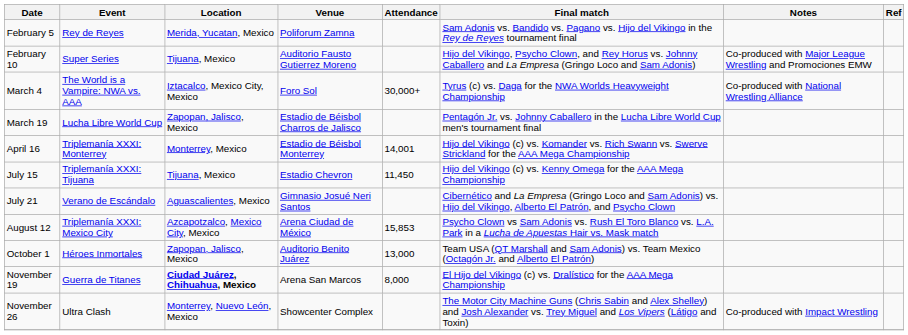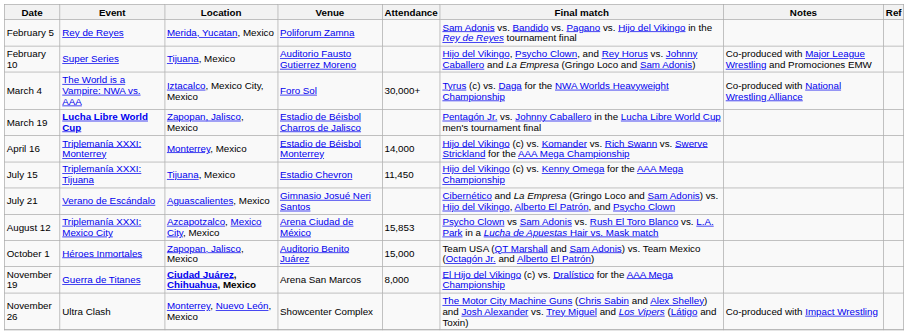(112, 122) normal -> (105, 122) bold
(399, 148) 14,001 -> (399, 148) 14,000
(399, 253) 13,000 -> (399, 253) 15,000
